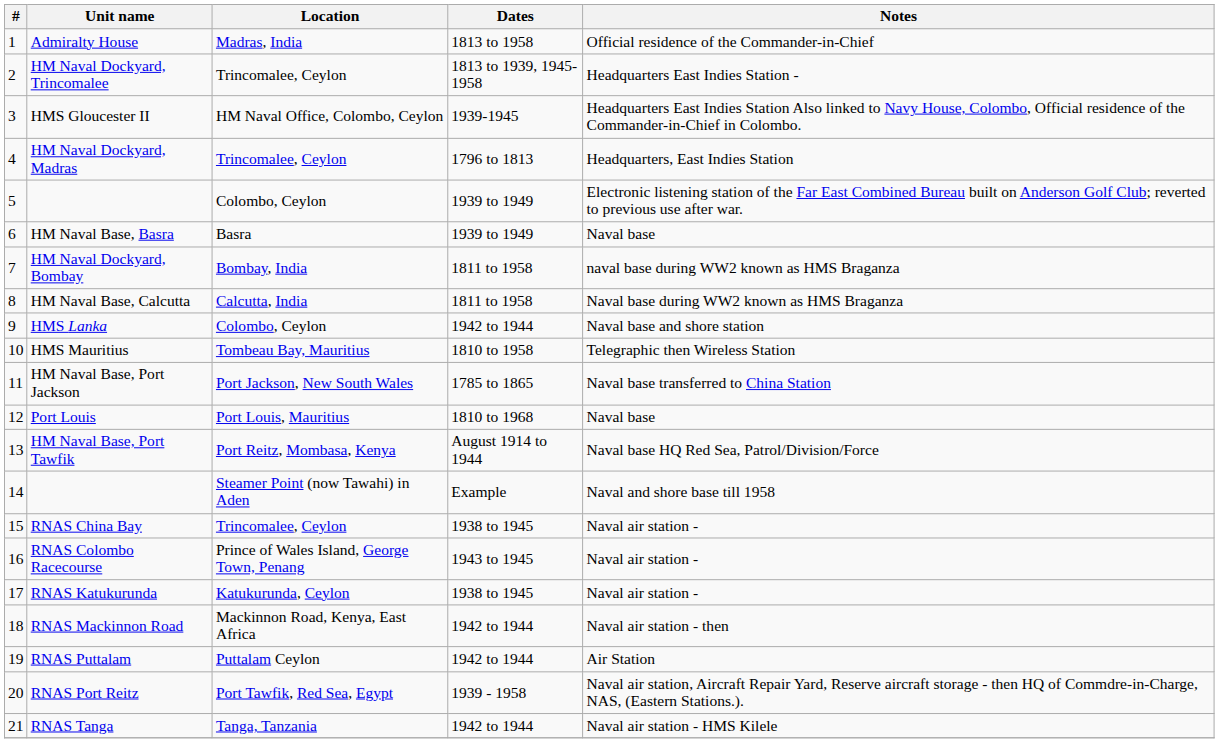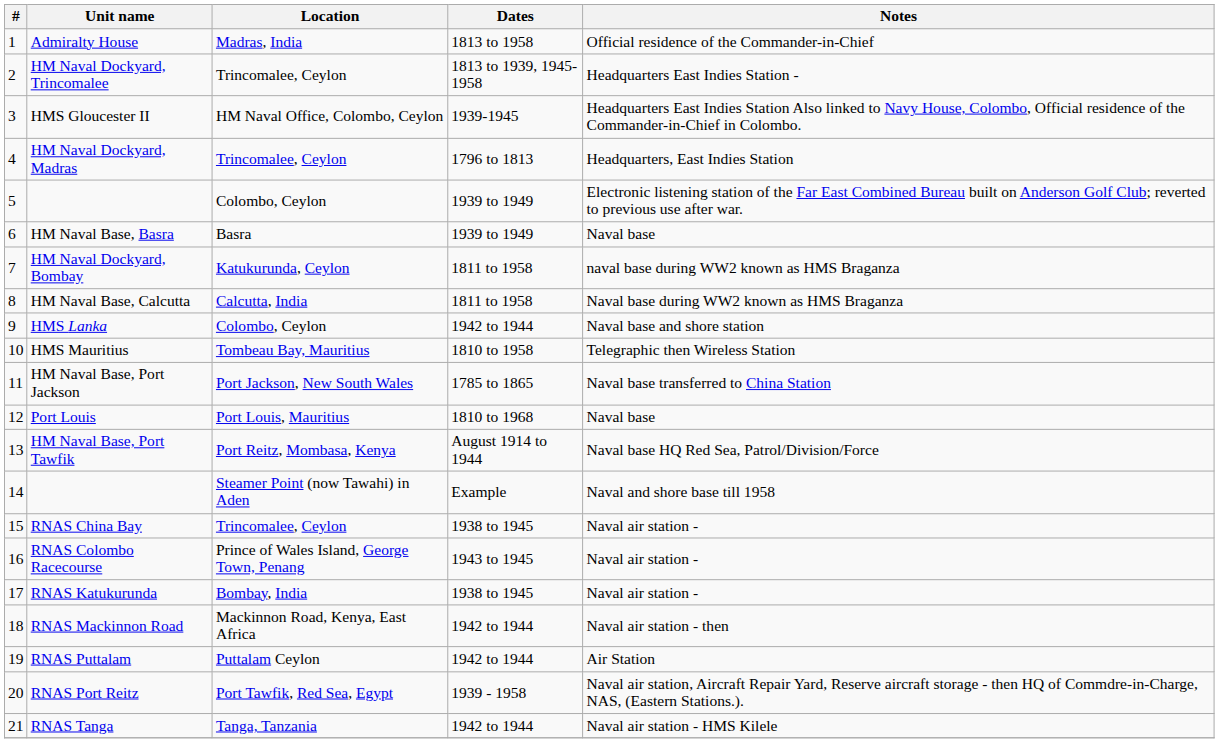(262, 267) Bombay, India -> (283, 267) Katukurunda, Ceylon
(283, 592) Katukurunda, Ceylon -> (262, 592) Bombay, India
